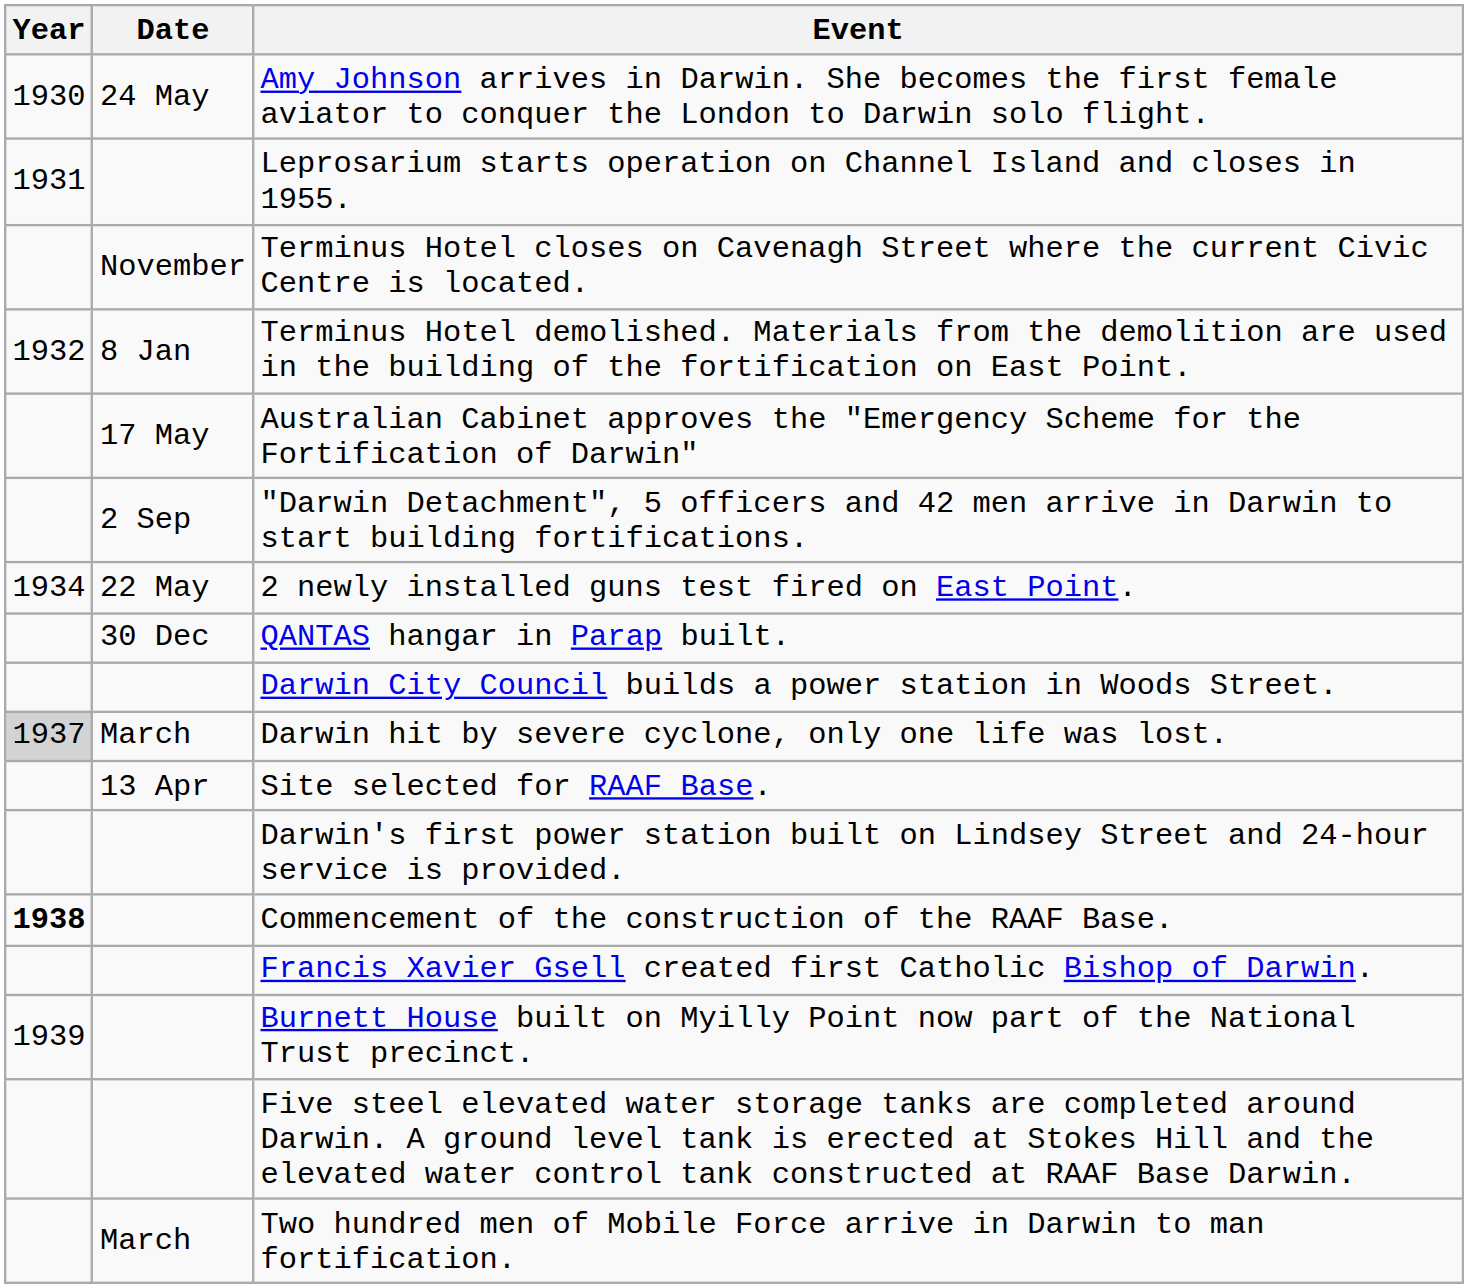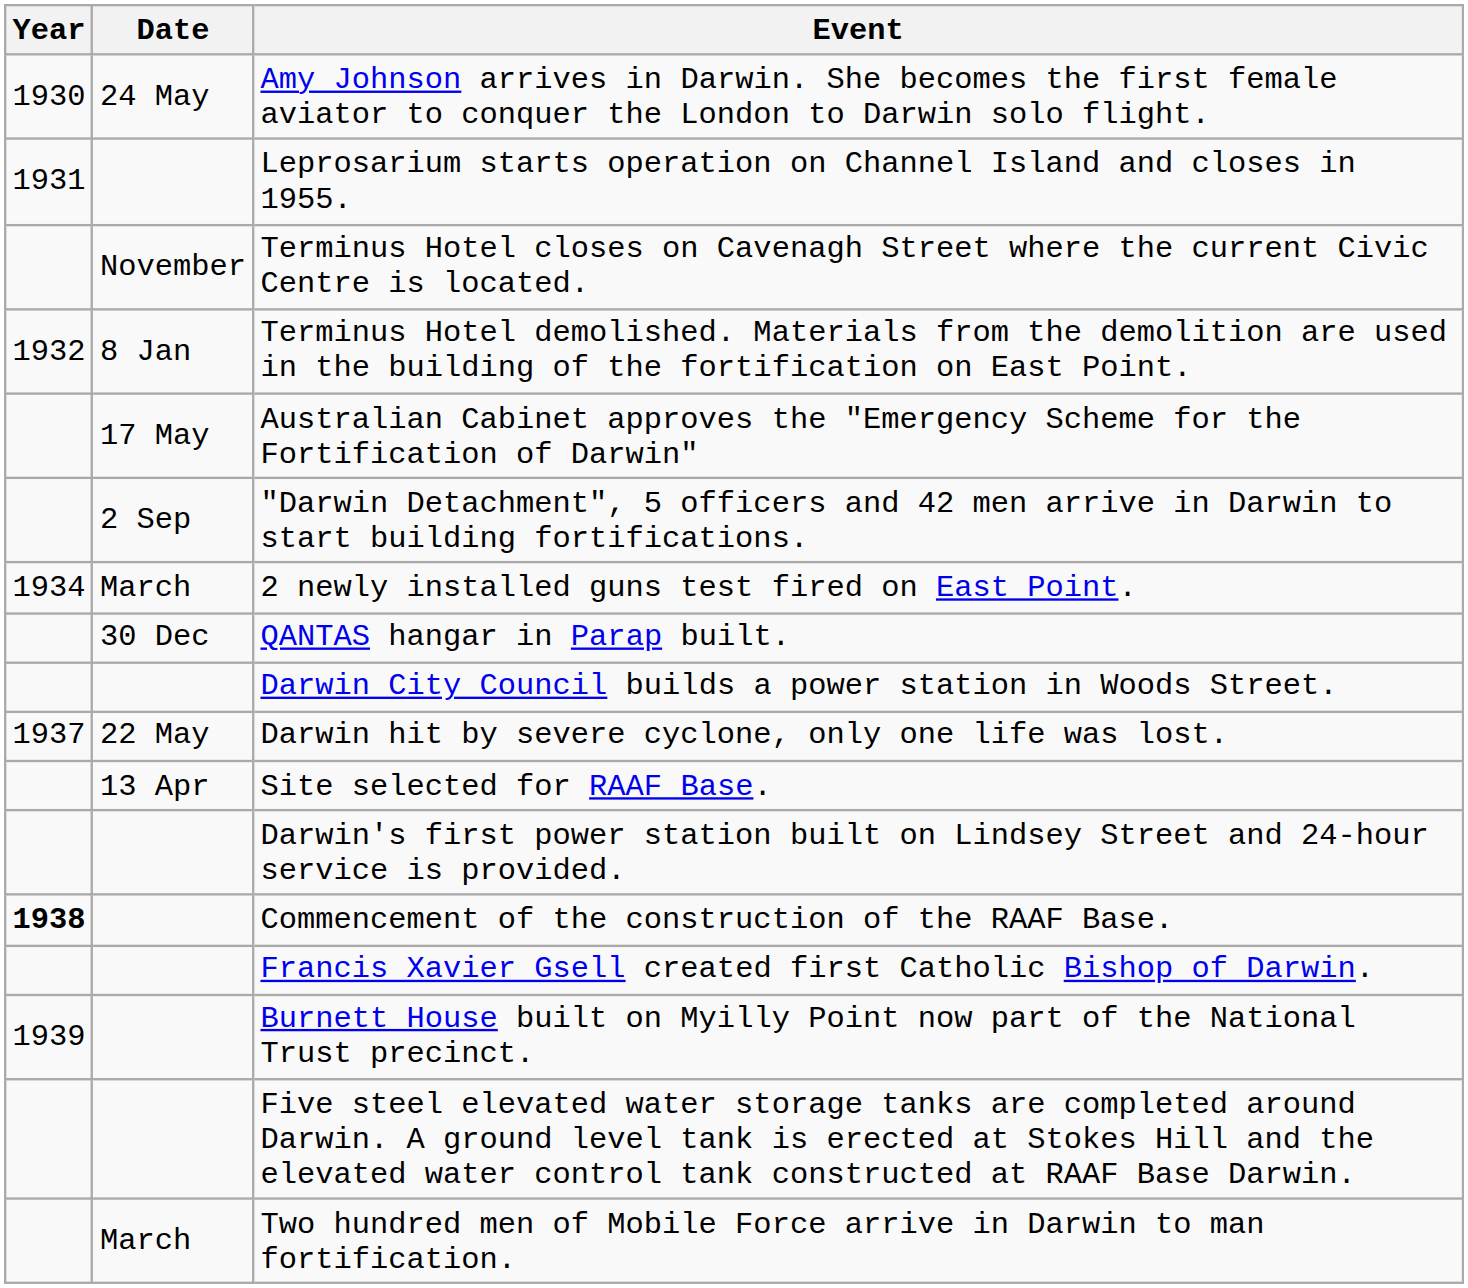(155, 588) 22 May -> (146, 588) March
(49, 736) lightgrey background -> (49, 736) no background
(146, 736) March -> (155, 736) 22 May
